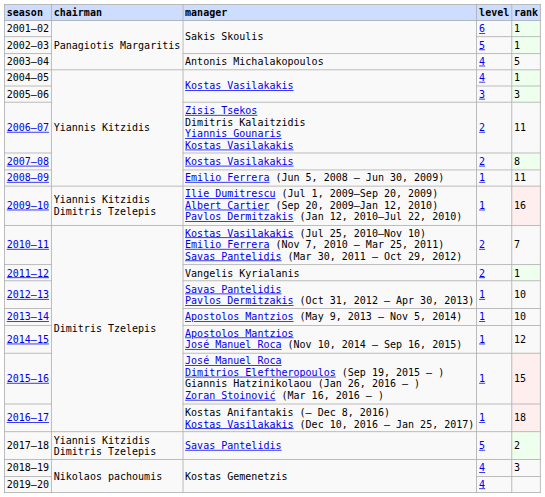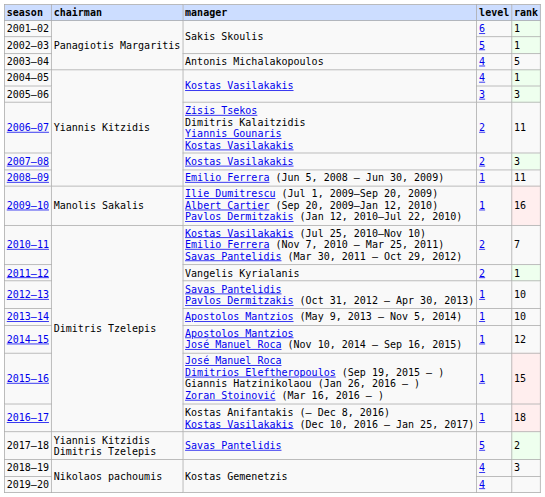(517, 161) 8 -> (517, 161) 3
(105, 206) Yiannis Kitzidis Dimitris Tzelepis -> (99, 206) Manolis Sakalis
